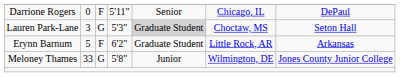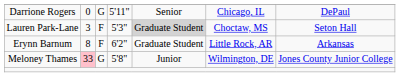(101, 12) F -> (101, 12) G
(101, 28) G -> (101, 28) F
(88, 43) 5 -> (88, 43) 8
(88, 59) no background -> (88, 59) pink background
